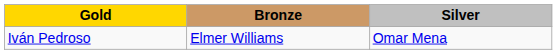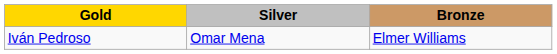columns swapped: (461, 15) <-> (278, 15)
